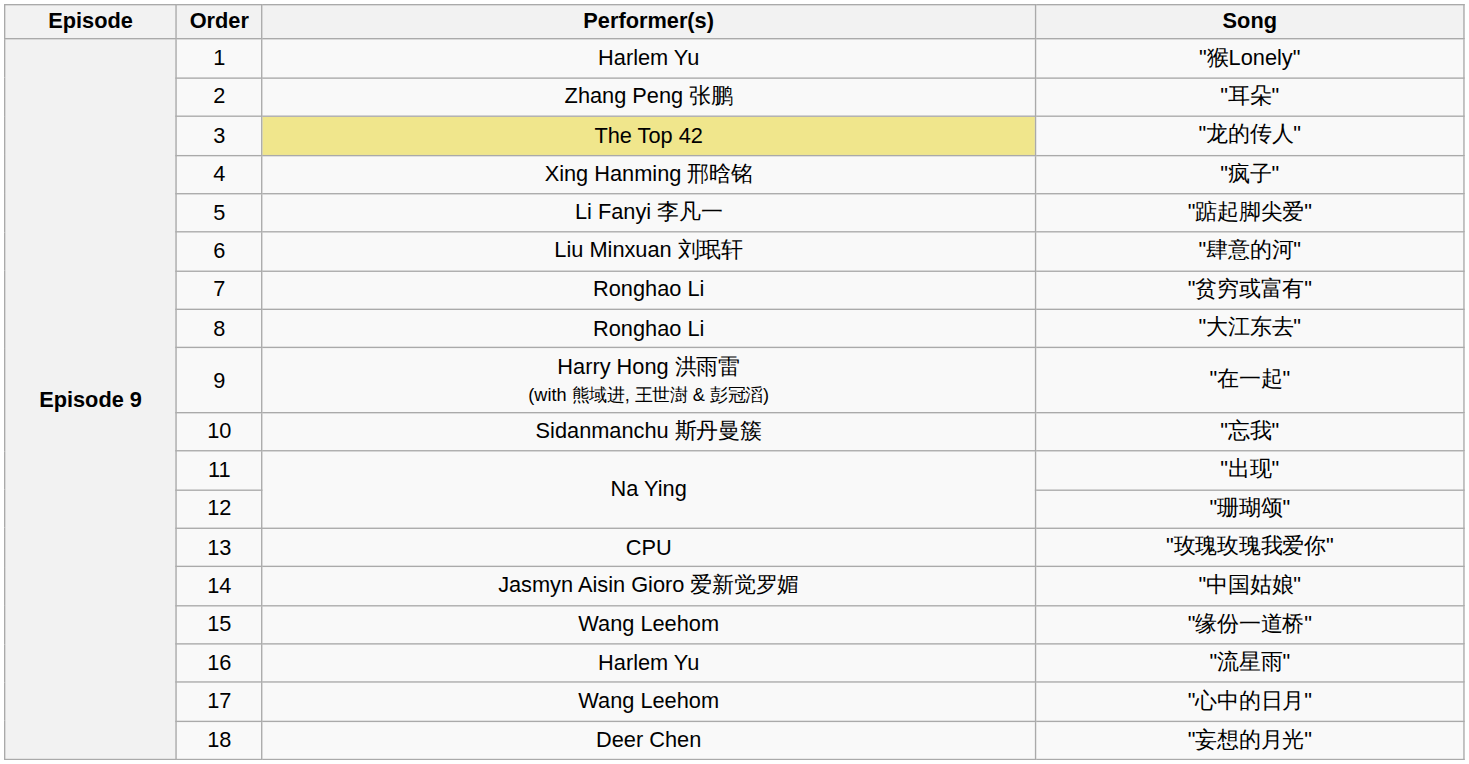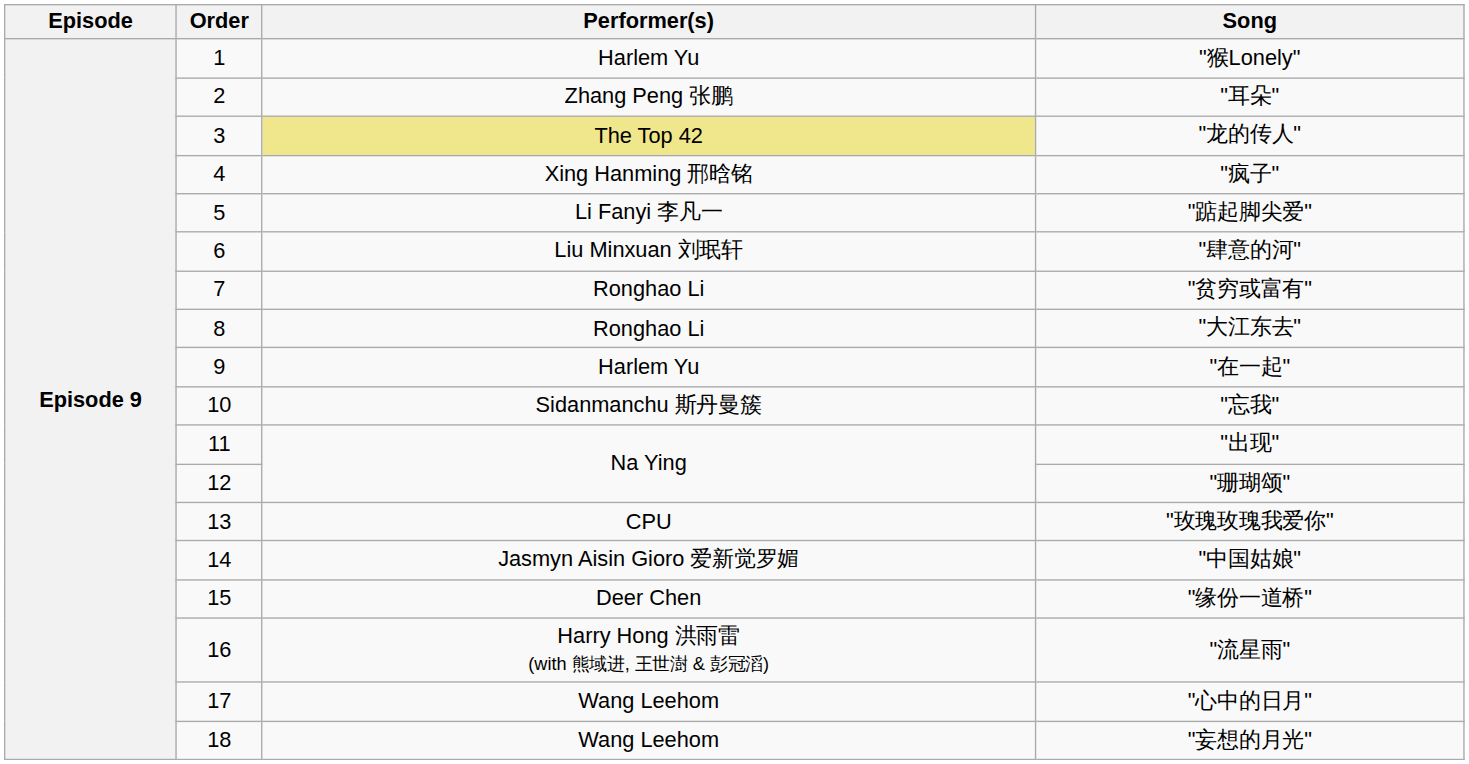(649, 379) Harry Hong 洪雨雷 (with 熊域进, 王世澍 & 彭冠滔) -> (649, 367) Harlem Yu
(649, 624) Wang Leehom -> (649, 598) Deer Chen
(649, 662) Harlem Yu -> (649, 650) Harry Hong 洪雨雷 (with 熊域进, 王世澍 & 彭冠滔)
(649, 740) Deer Chen -> (649, 740) Wang Leehom
